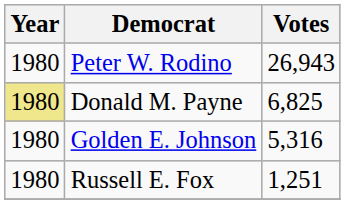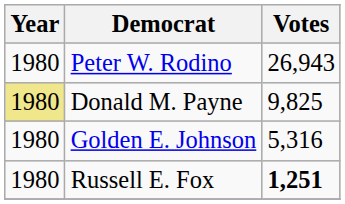(295, 101) 6,825 -> (295, 101) 9,825
(295, 179) normal -> (295, 179) bold
